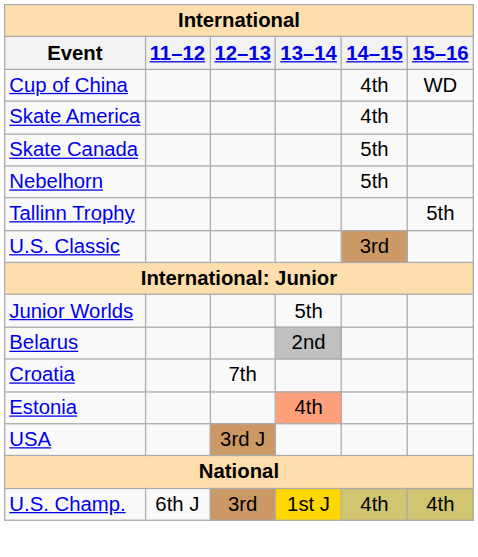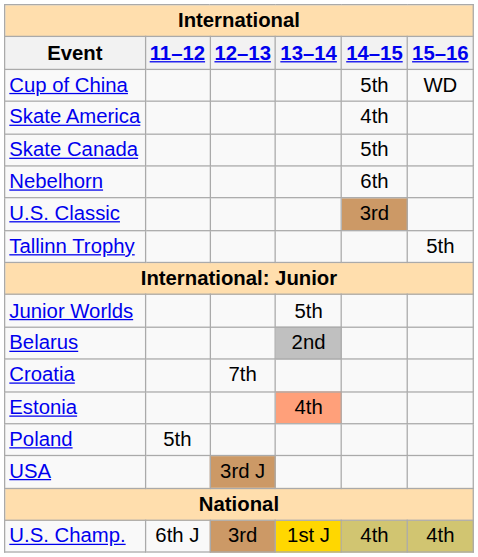(374, 85) 4th -> (374, 85) 5th
(374, 181) 5th -> (374, 181) 6th
rows swapped: (72, 213) <-> (65, 246)
+ row: (41, 439)
